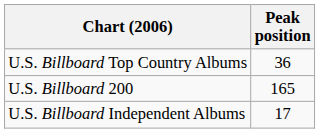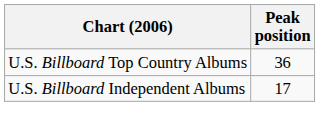- row: (71, 88)
